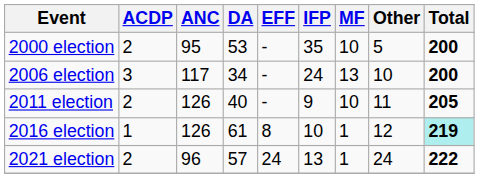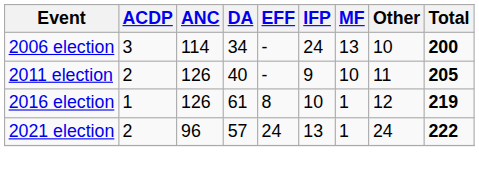- row: (61, 46)
(195, 74) 117 -> (195, 46) 114
(443, 131) paleturquoise background -> (443, 103) no background
